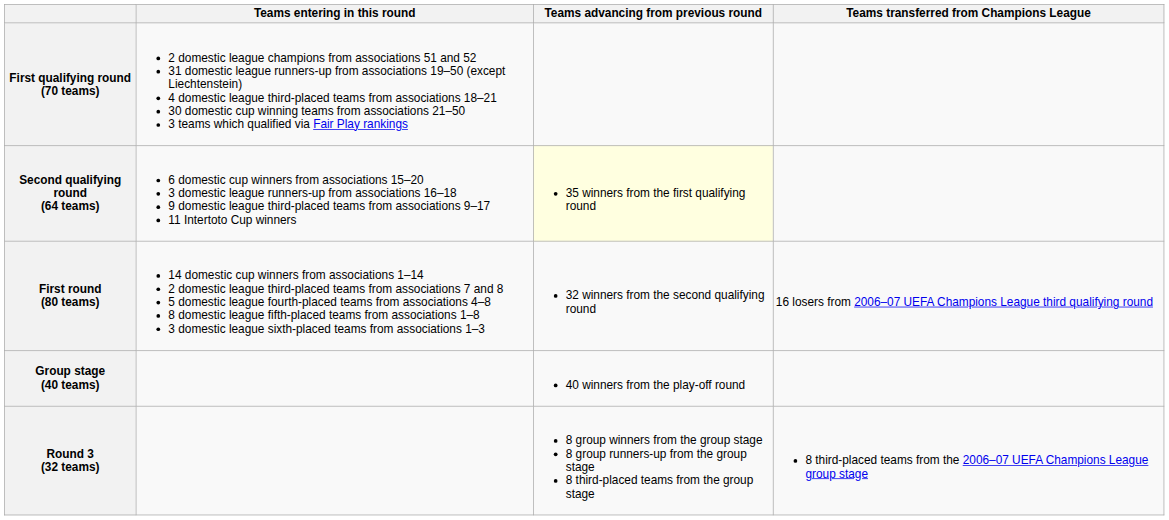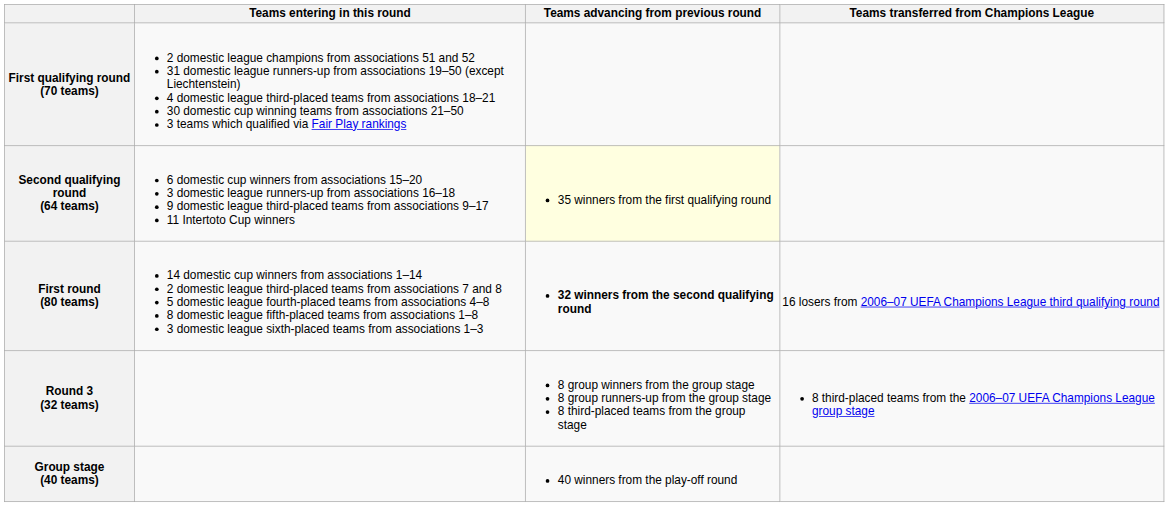(653, 302) normal -> (653, 302) bold
rows swapped: (70, 378) <-> (70, 460)
